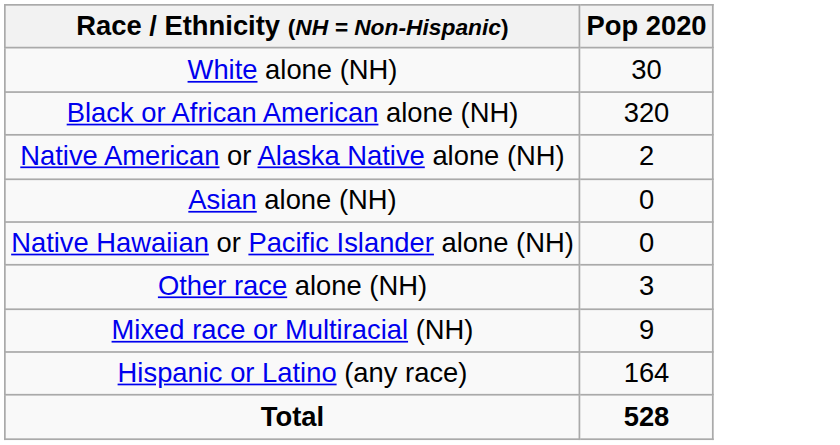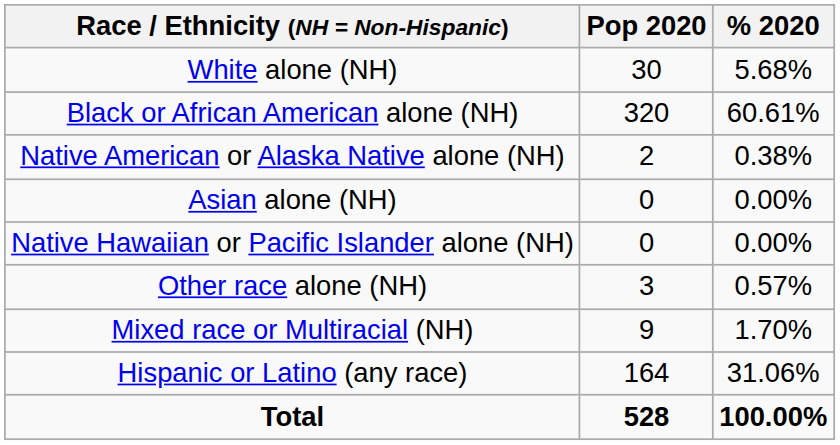+ column: (773, 26)
